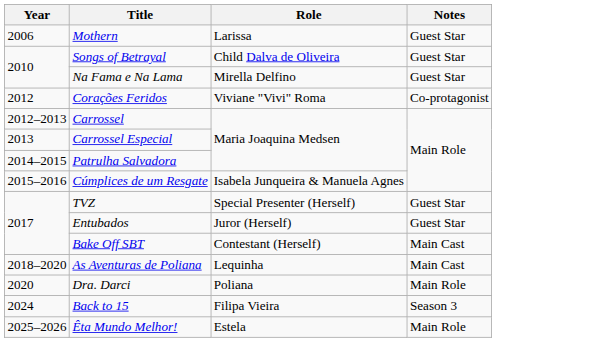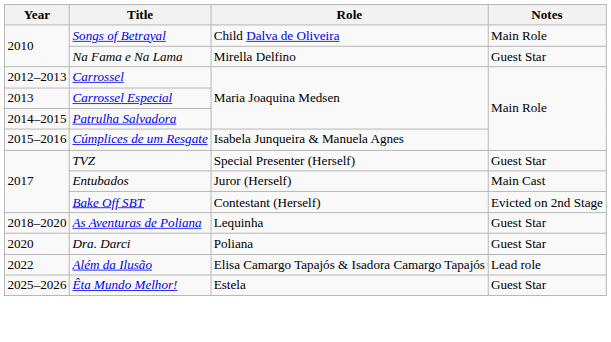- row: (95, 35)
(438, 56) Guest Star -> (519, 35) Main Role
- row: (120, 98)
(438, 222) Guest Star -> (518, 181) Main Cast
(437, 243) Main Cast -> (547, 202) Evicted on 2nd Stage
(437, 264) Main Cast -> (519, 222) Guest Star
(438, 285) Main Role -> (519, 243) Guest Star
+ row: (112, 264)
- row: (101, 306)
(438, 327) Main Role -> (519, 285) Guest Star
